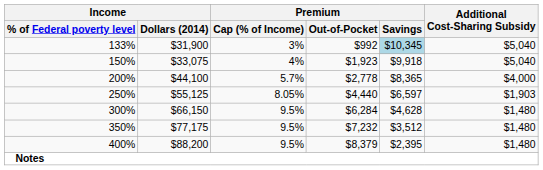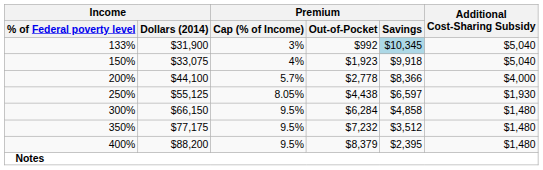(406, 78) $8,365 -> (406, 78) $8,366
(362, 95) $4,440 -> (362, 95) $4,438
(520, 95) $1,903 -> (520, 95) $1,930
(406, 111) $4,628 -> (406, 111) $4,858
